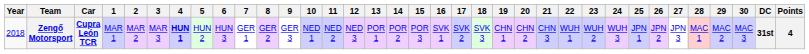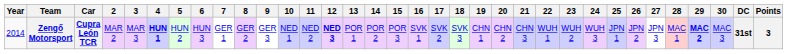- column: (113, 10)
(15, 33) 2018 -> (15, 33) 2014
(354, 33) normal -> (332, 33) bold
(722, 33) normal -> (699, 33) bold
(790, 33) 4 -> (768, 33) 3
